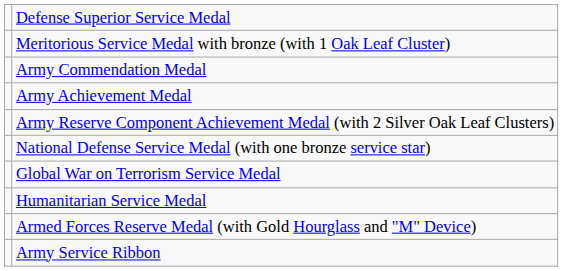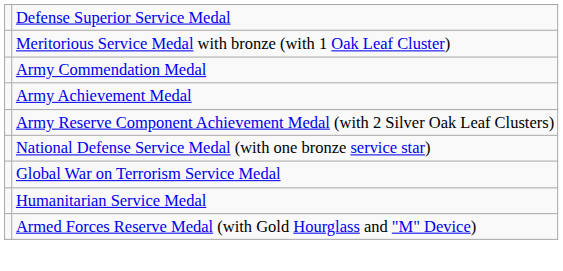- row: (88, 252)
